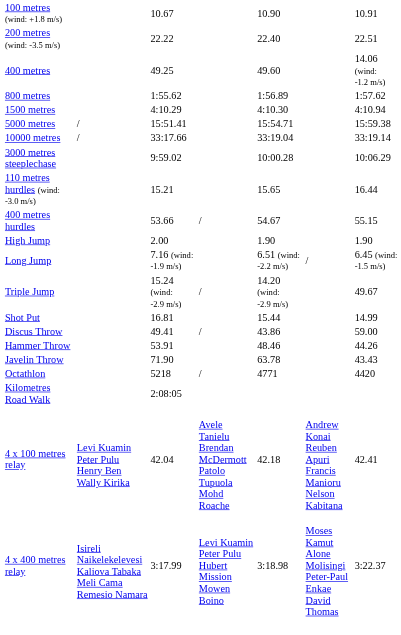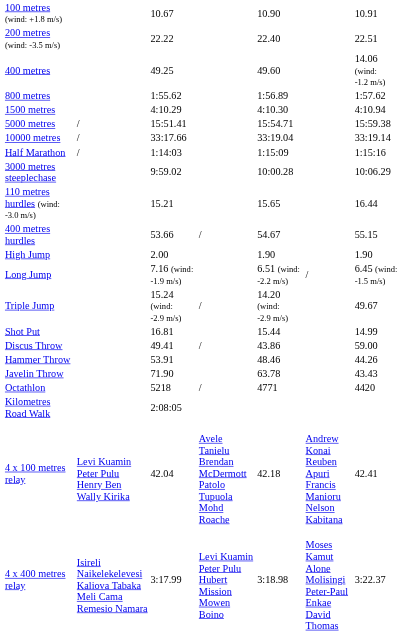+ row: (35, 152)
